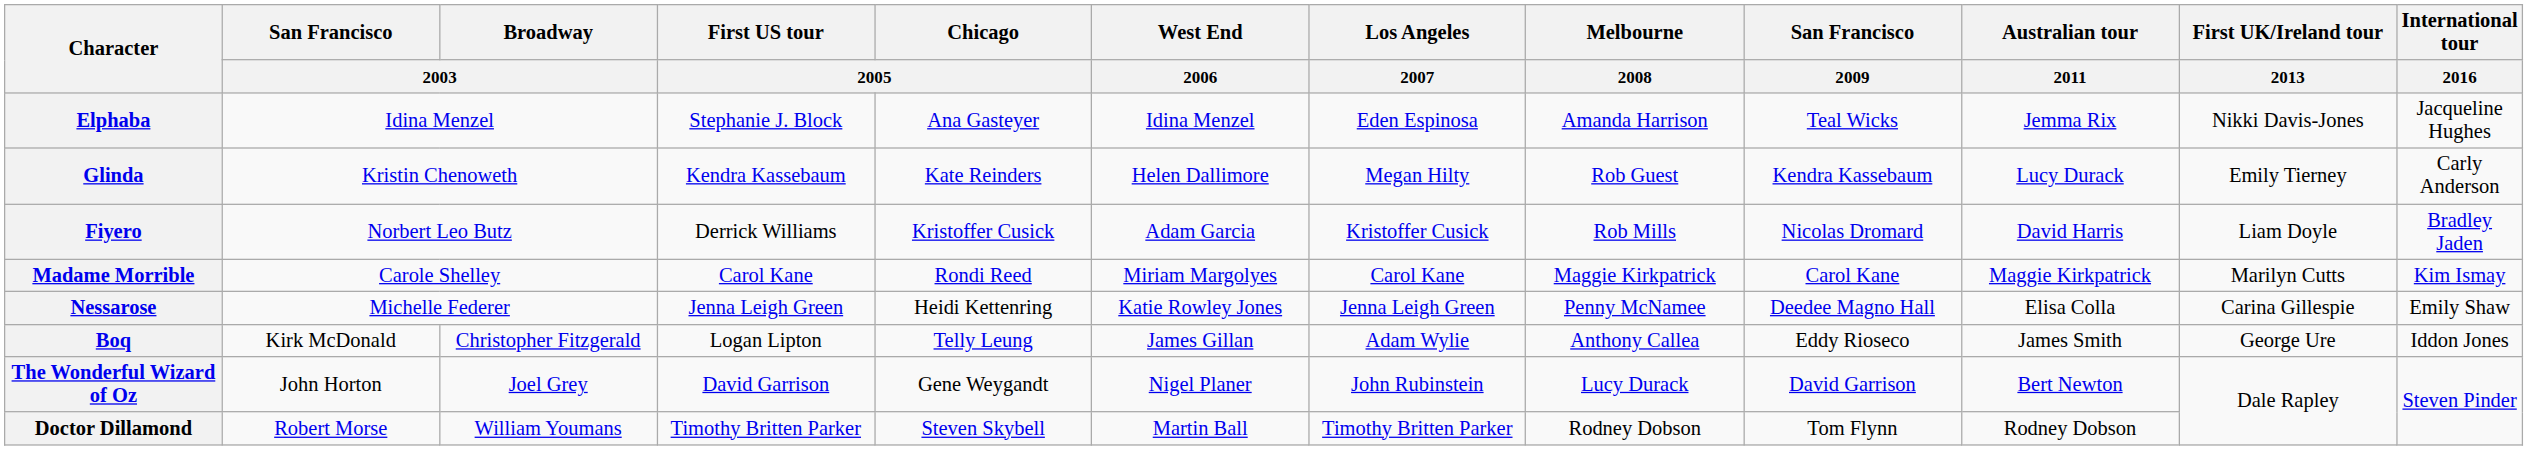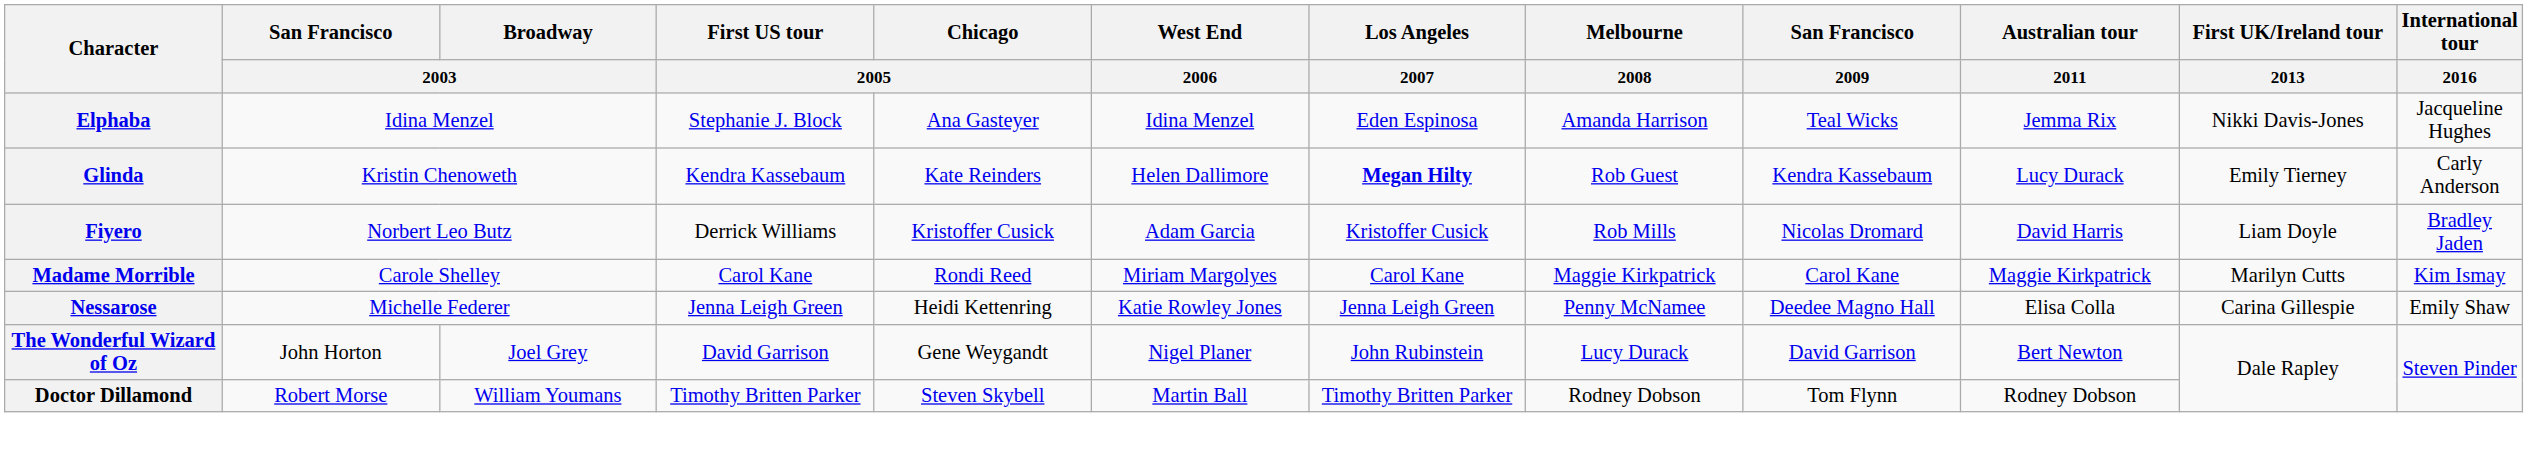(1417, 175) normal -> (1417, 175) bold
- row: (113, 340)
